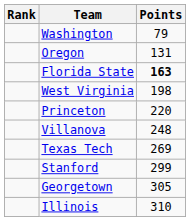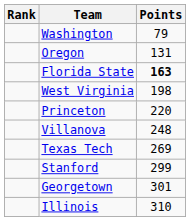(161, 188) 305 -> (161, 188) 301
